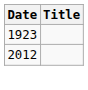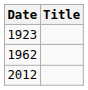+ row: (22, 55)
